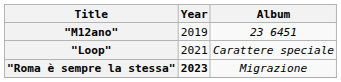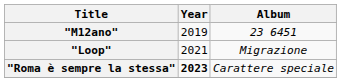(274, 50) Carattere speciale -> (274, 50) Migrazione
(274, 68) Migrazione -> (274, 68) Carattere speciale
